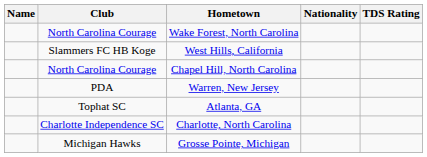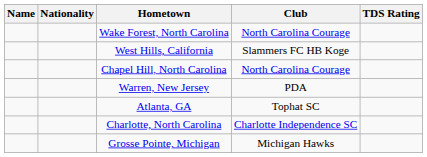columns swapped: (331, 14) <-> (102, 14)
